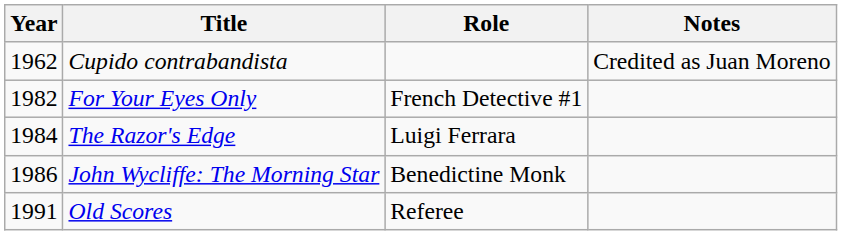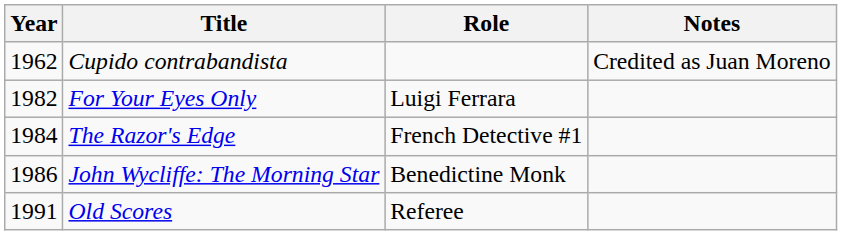(486, 98) French Detective #1 -> (453, 98) Luigi Ferrara
(453, 135) Luigi Ferrara -> (486, 135) French Detective #1
